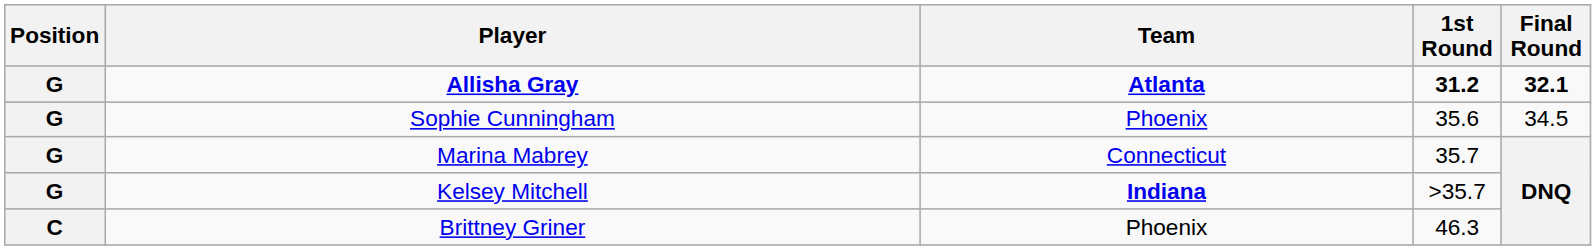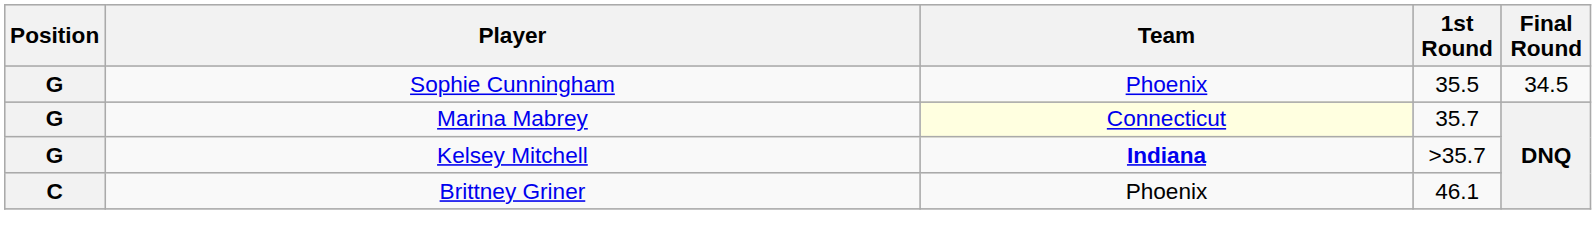- row: (512, 84)
(1457, 120) 35.6 -> (1457, 84) 35.5
(1166, 155) no background -> (1166, 120) lightyellow background
(1457, 227) 46.3 -> (1457, 191) 46.1
